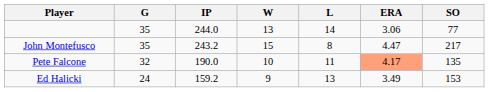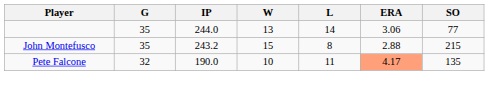(391, 45) 4.47 -> (391, 45) 2.88
(453, 45) 217 -> (453, 45) 215
- row: (59, 78)
